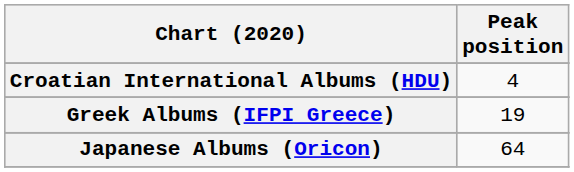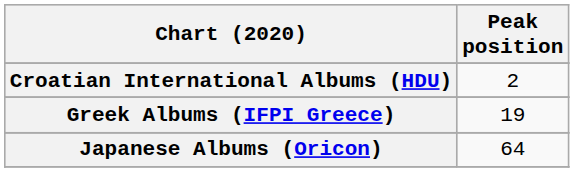(513, 81) 4 -> (513, 81) 2
